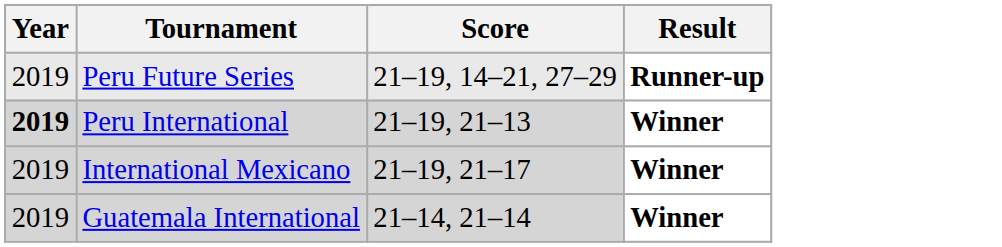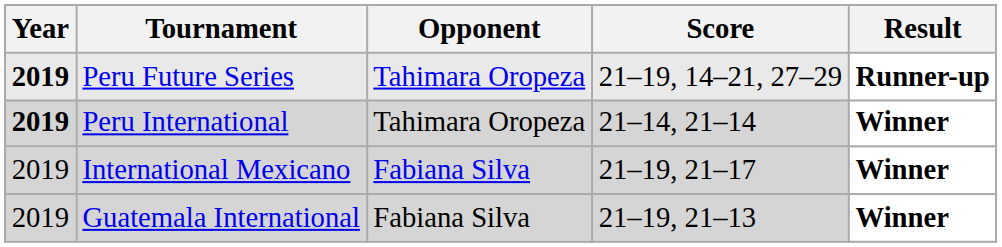+ column: (479, 28)
(40, 75) normal -> (40, 75) bold
(452, 123) 21–19, 21–13 -> (677, 123) 21–14, 21–14
(452, 217) 21–14, 21–14 -> (677, 217) 21–19, 21–13
